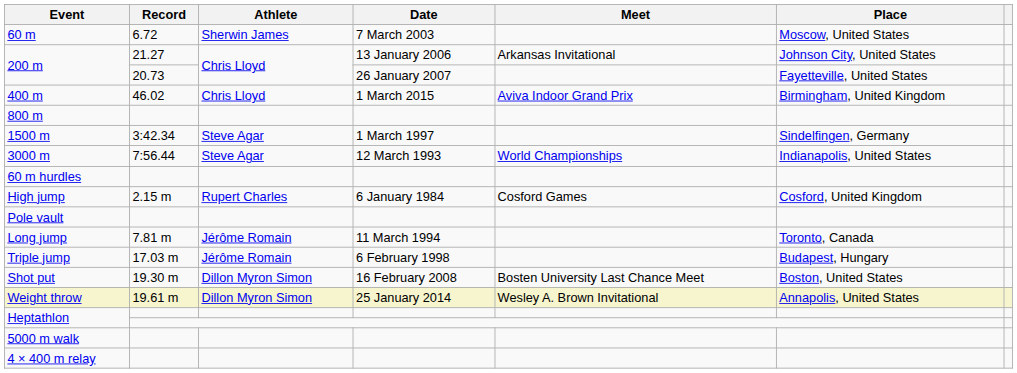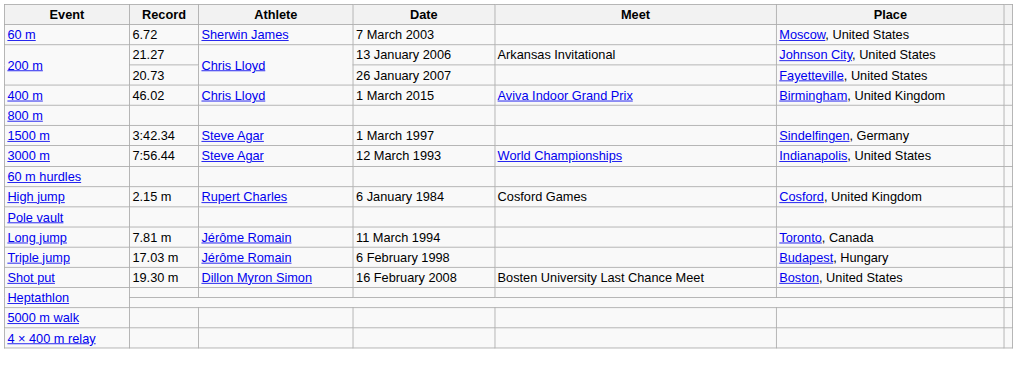- row: (44, 298)
